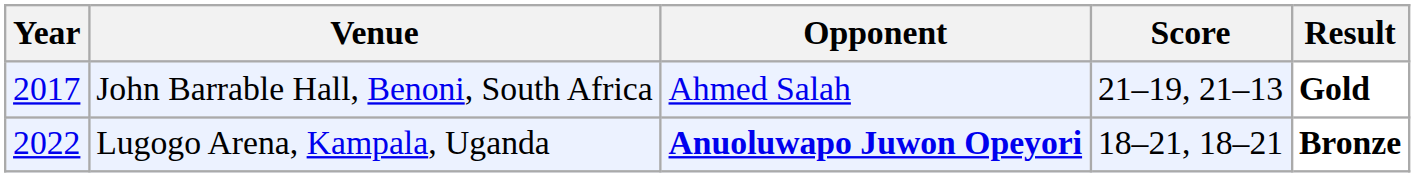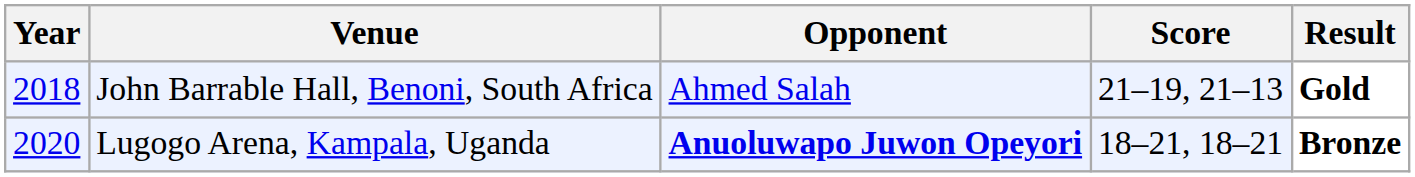(47, 88) 2017 -> (47, 88) 2018
(47, 143) 2022 -> (47, 143) 2020
